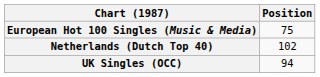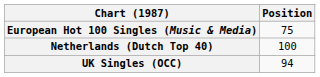(287, 47) 102 -> (287, 47) 100
